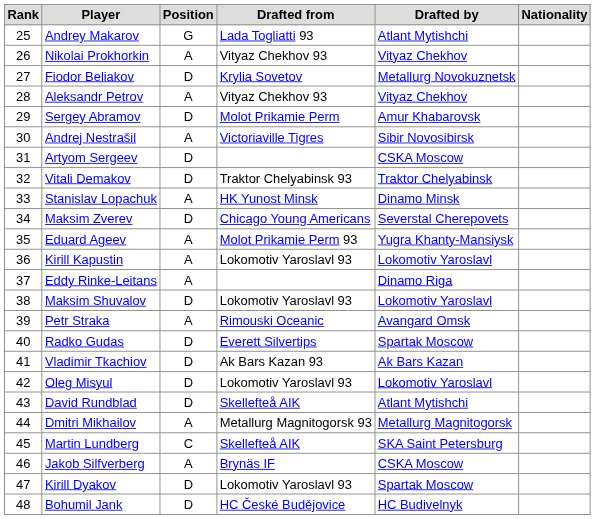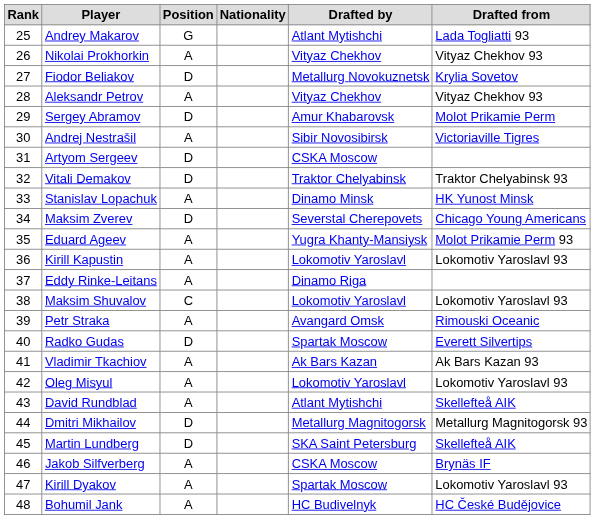columns swapped: (554, 15) <-> (296, 15)
(188, 300) D -> (188, 300) C
(188, 361) D -> (188, 361) A
(188, 382) D -> (188, 382) A
(188, 402) D -> (188, 402) A
(188, 423) A -> (188, 423) D
(188, 443) C -> (188, 443) D
(188, 484) D -> (188, 484) A
(188, 504) D -> (188, 504) A
